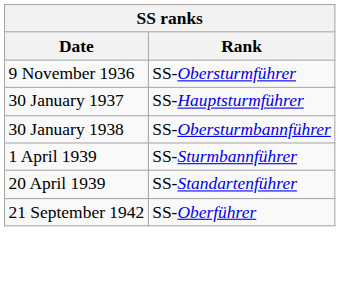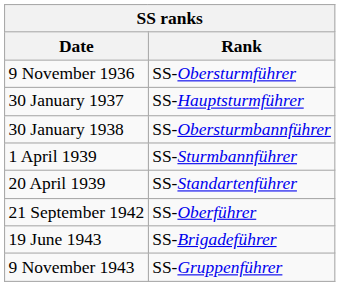+ row: (55, 239)
+ row: (72, 267)
